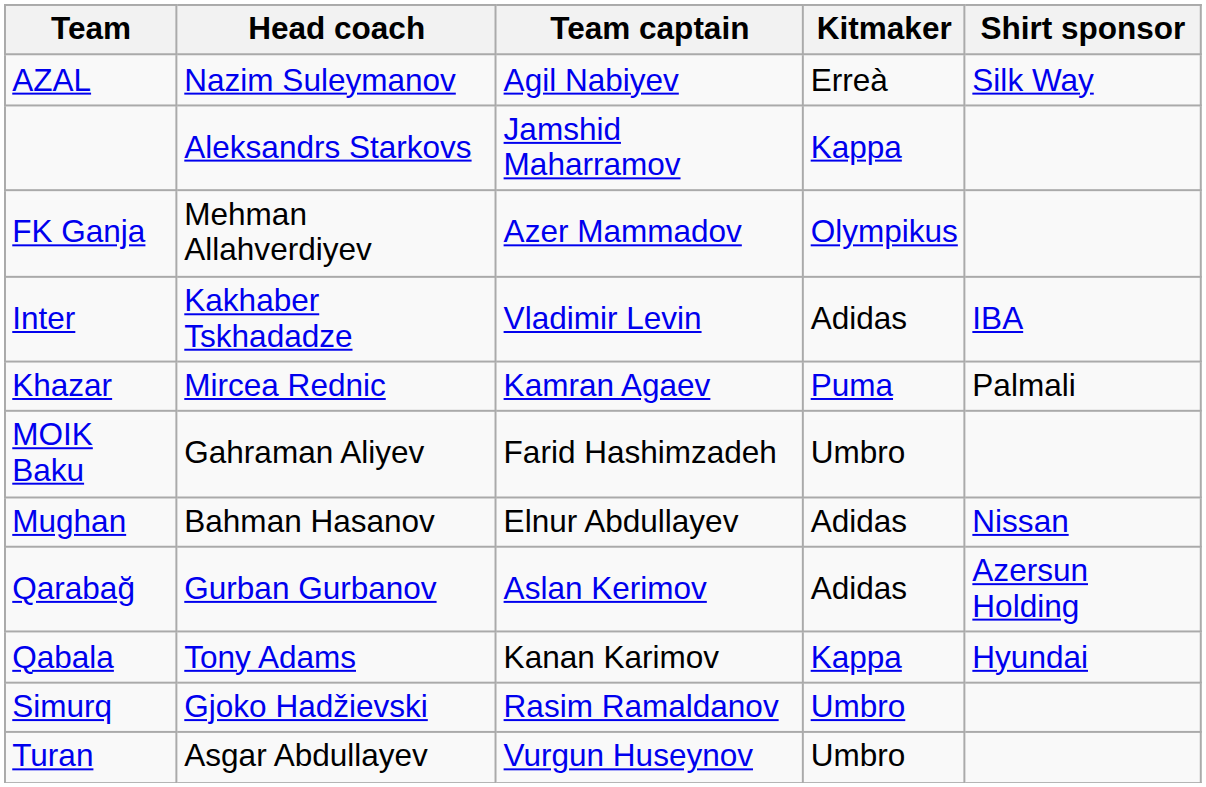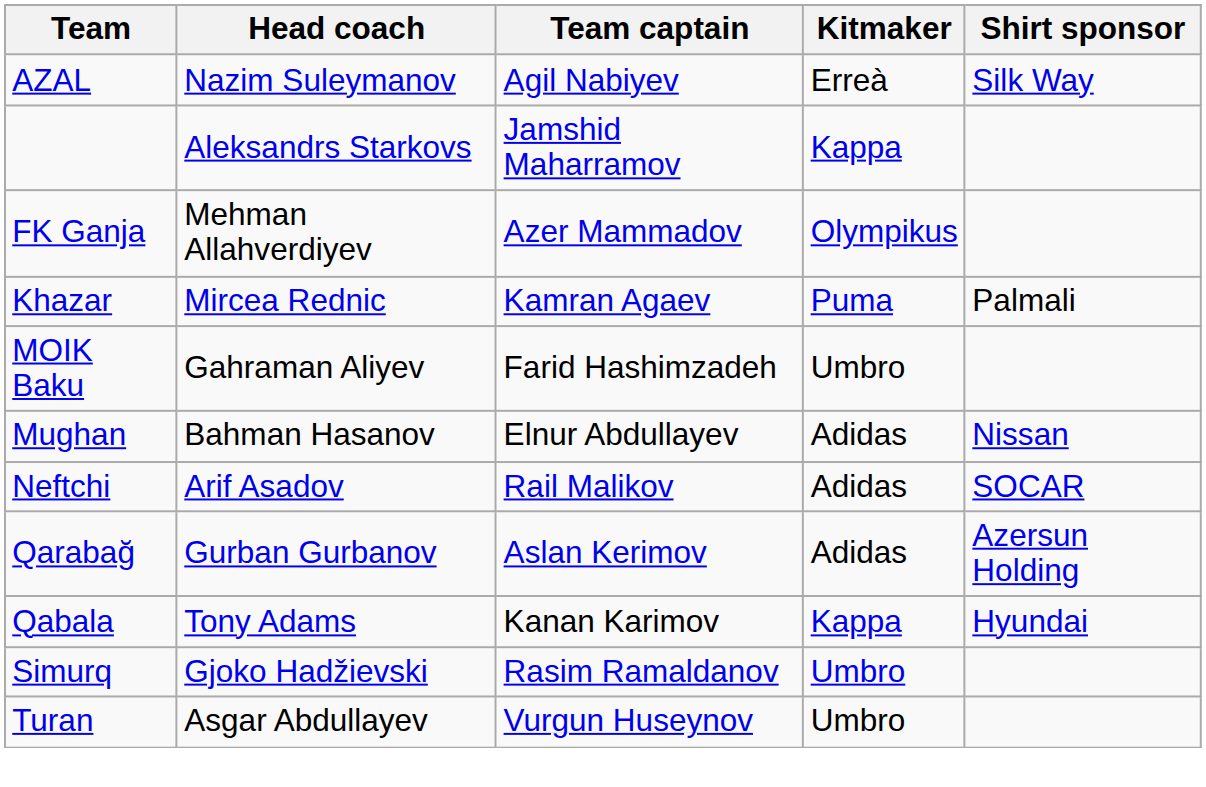- row: (44, 318)
+ row: (61, 485)
